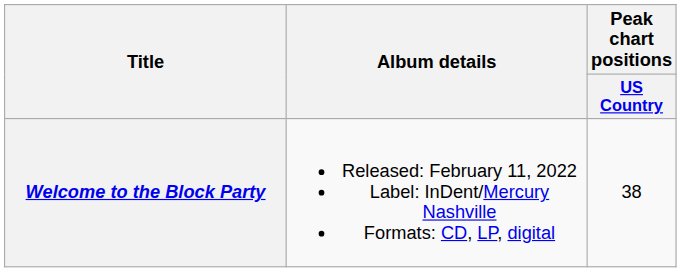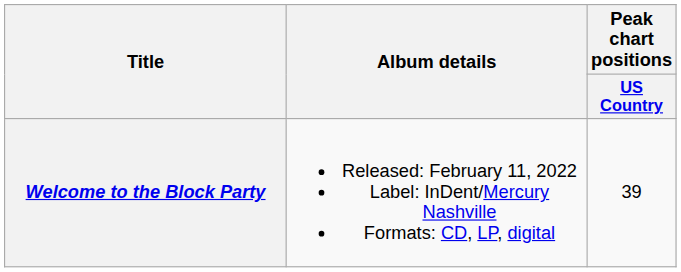(632, 192) 38 -> (632, 192) 39
